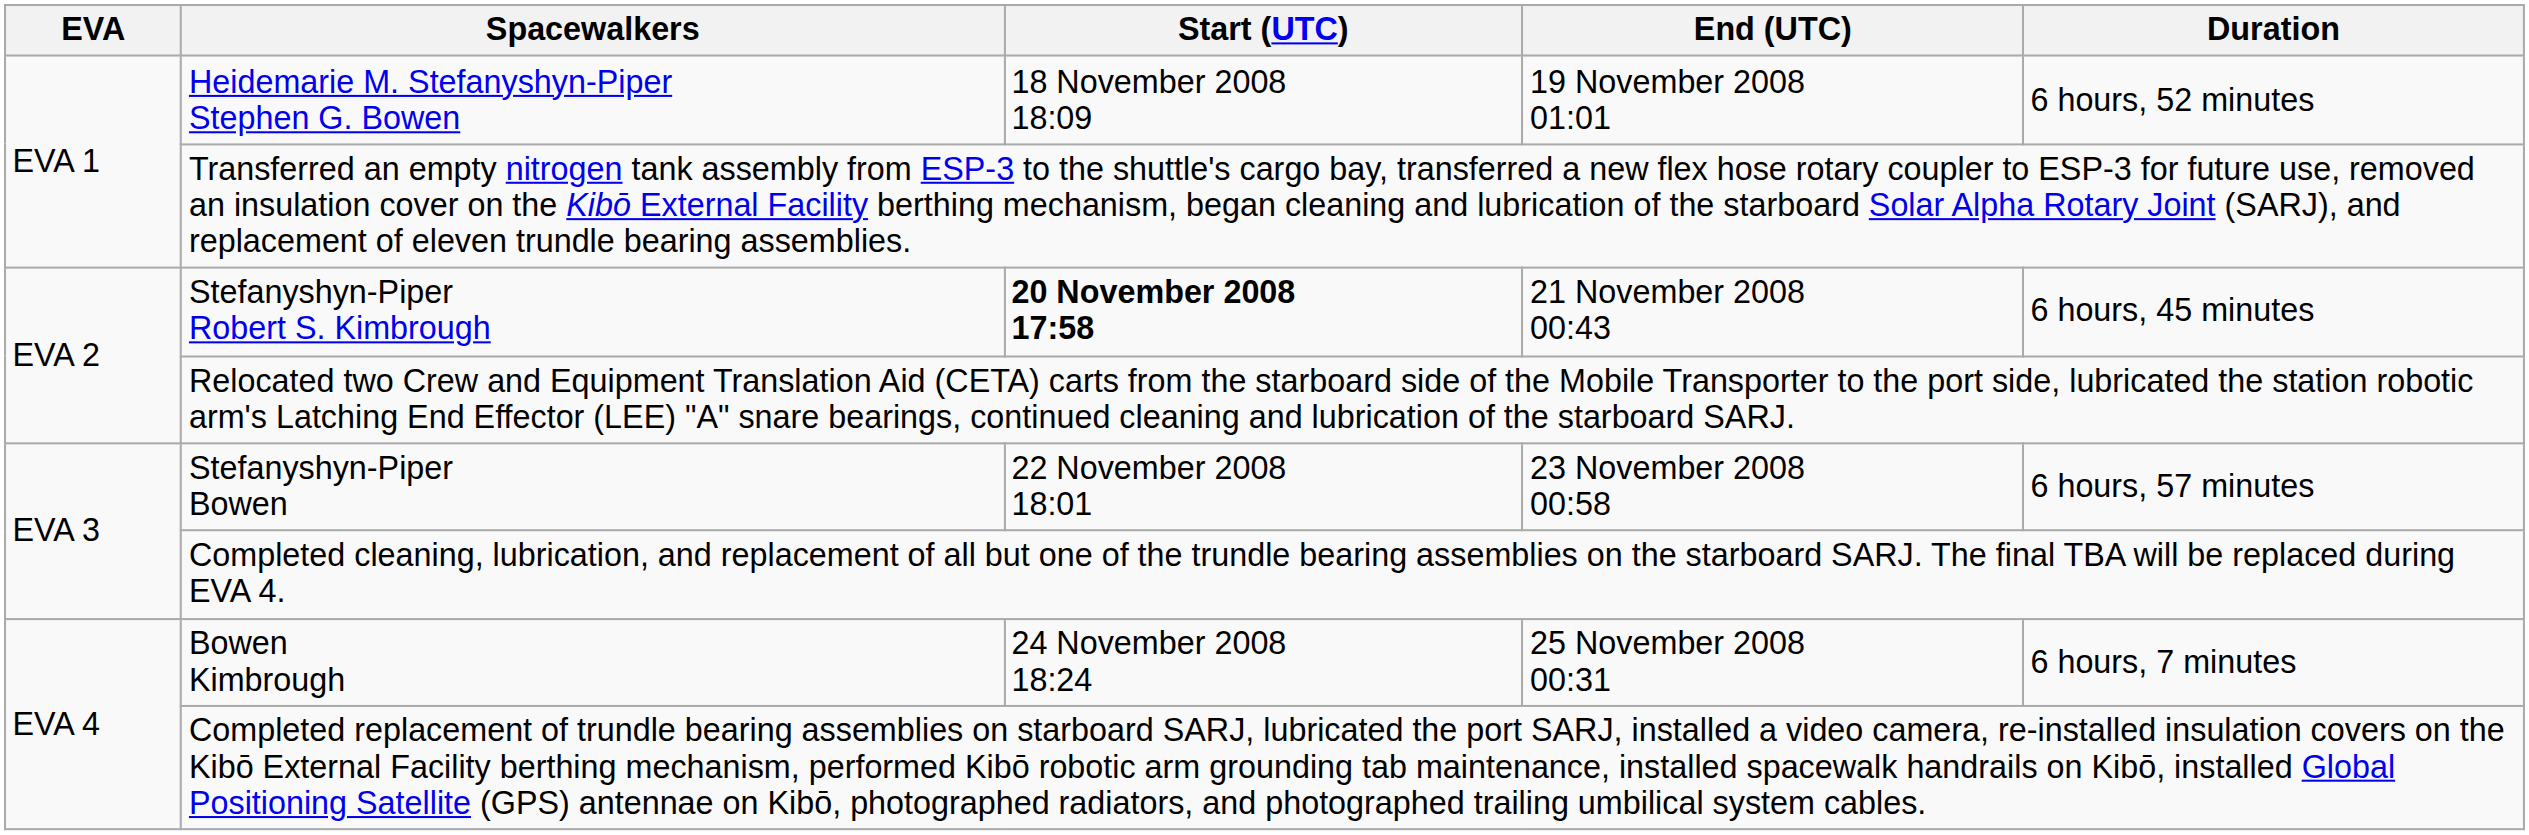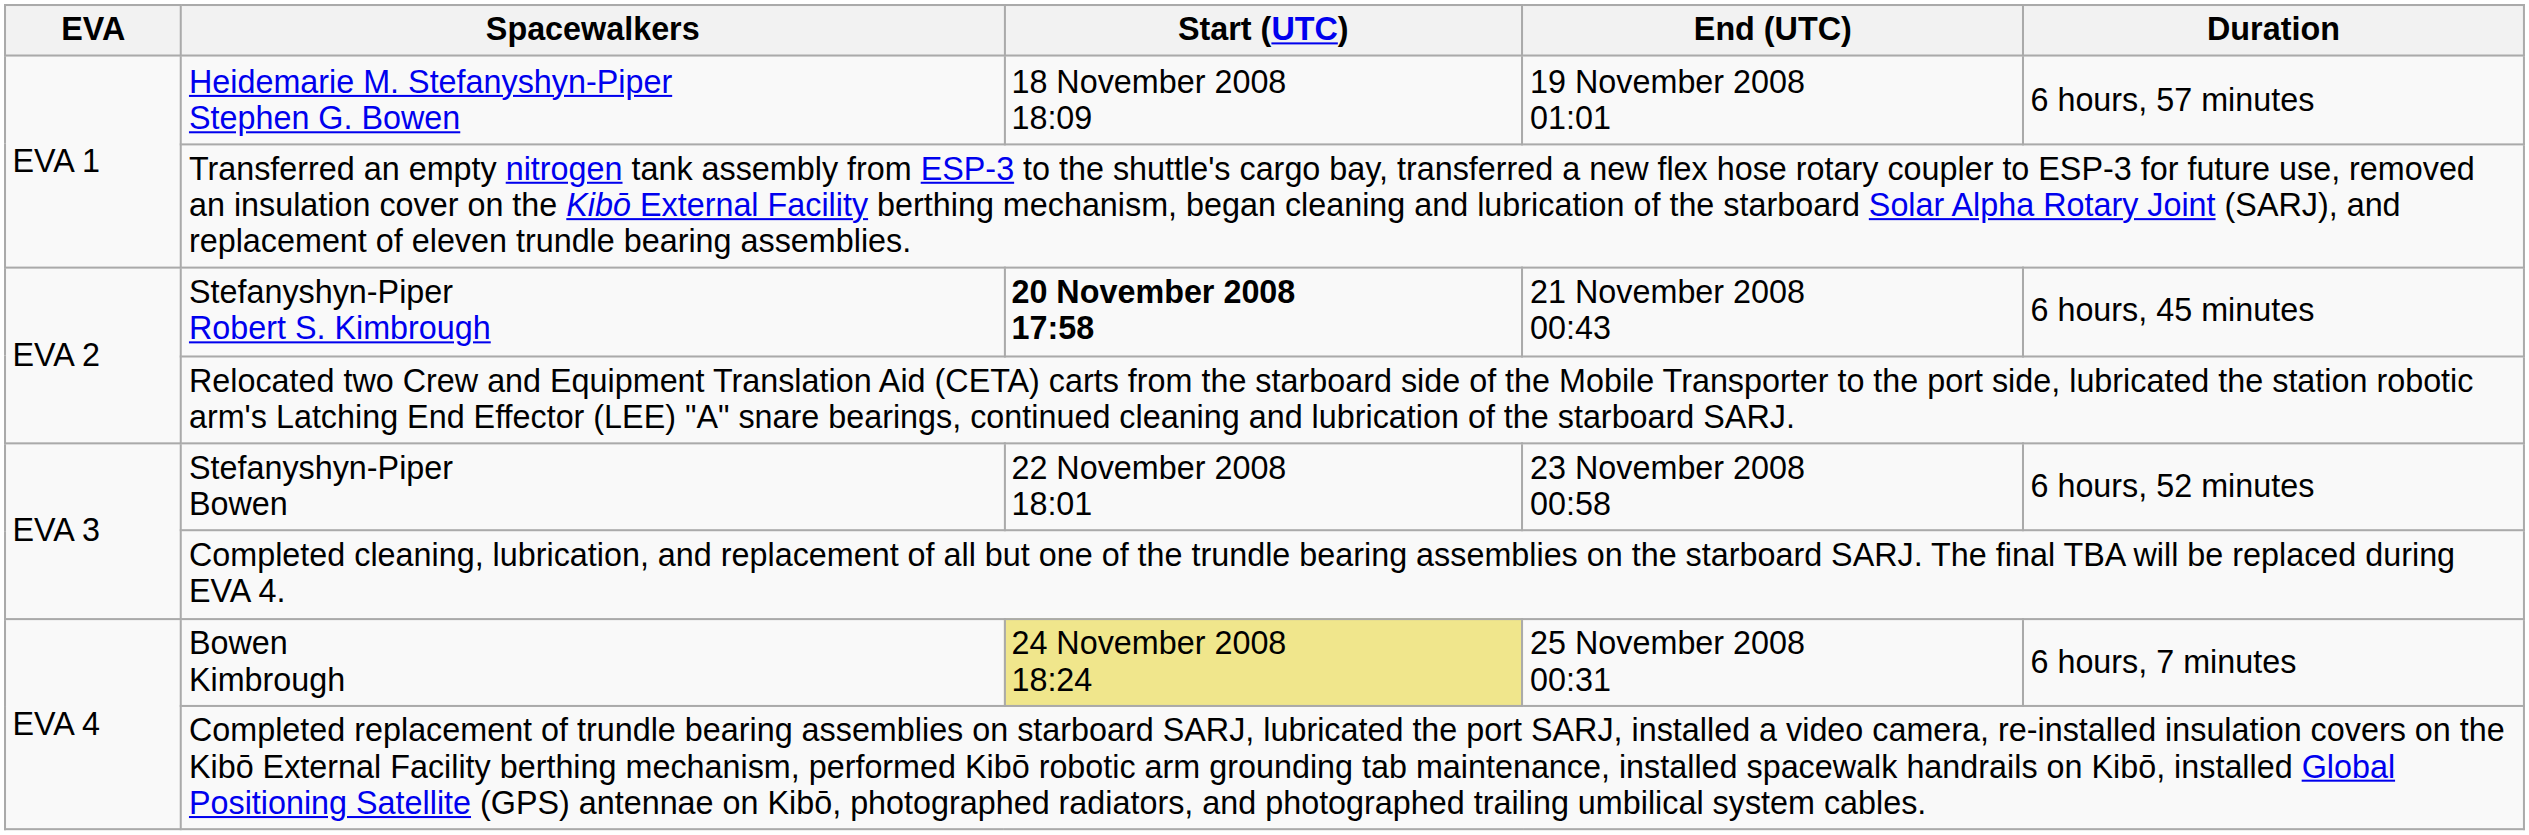(2172, 99) 6 hours, 52 minutes -> (2172, 99) 6 hours, 57 minutes
(2172, 486) 6 hours, 57 minutes -> (2172, 486) 6 hours, 52 minutes
(1149, 661) no background -> (1149, 661) khaki background
